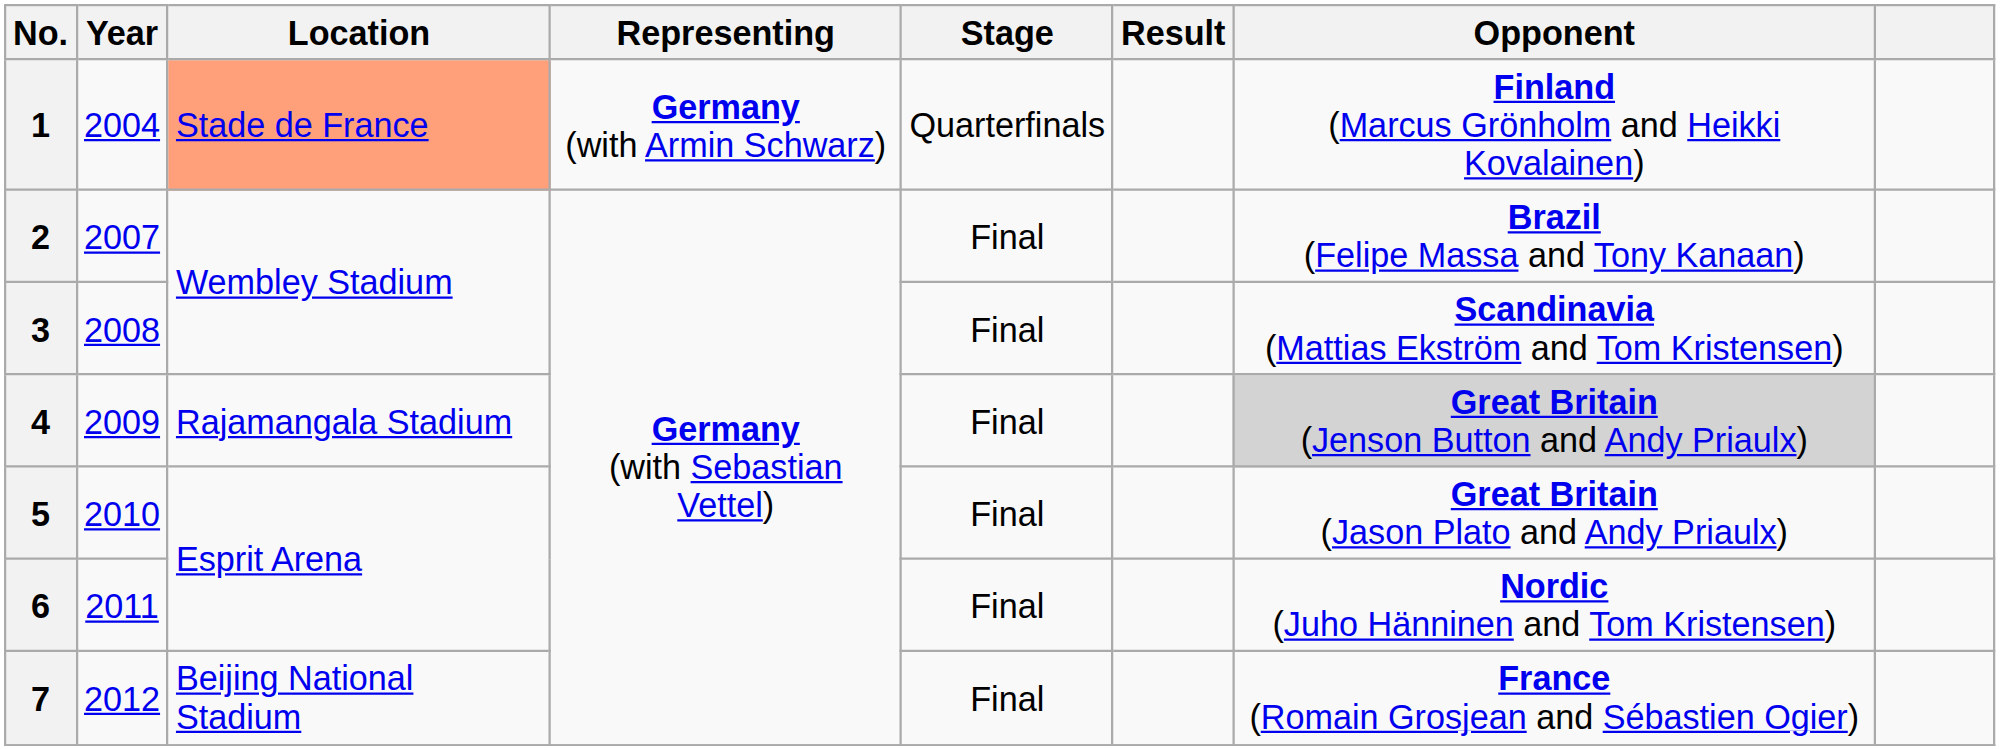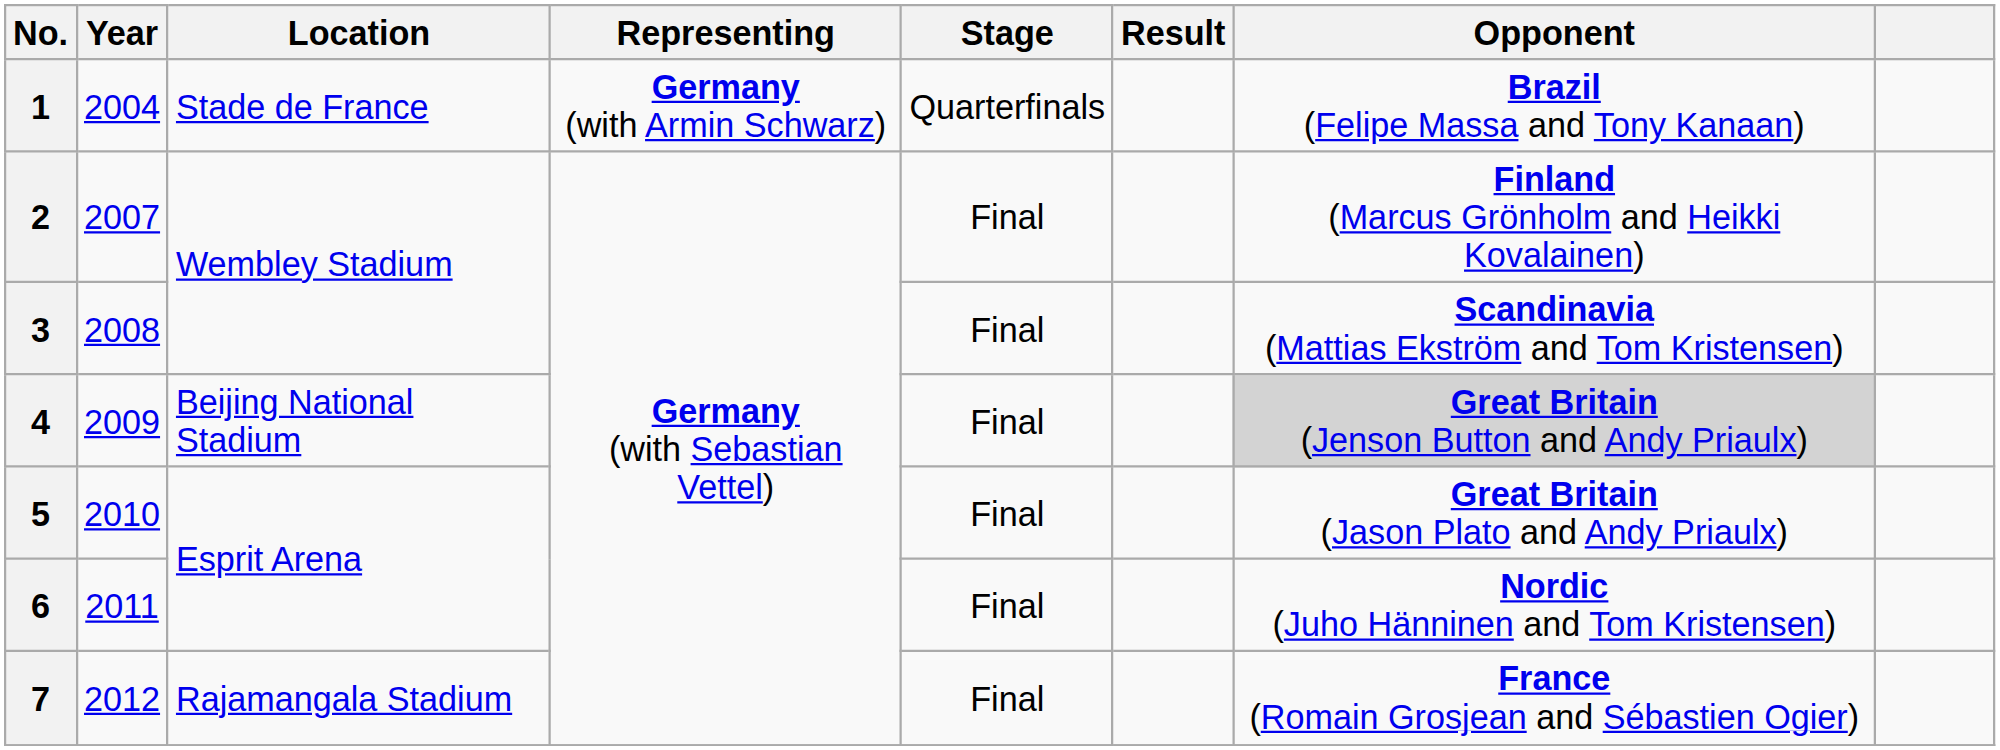(302, 125) lightsalmon background -> (302, 106) no background
(1554, 125) Finland (Marcus Grönholm and Heikki Kovalainen) -> (1554, 106) Brazil (Felipe Massa and Tony Kanaan)
(1554, 236) Brazil (Felipe Massa and Tony Kanaan) -> (1554, 217) Finland (Marcus Grönholm and Heikki Kovalainen)
(344, 421) Rajamangala Stadium -> (295, 421) Beijing National Stadium
(295, 698) Beijing National Stadium -> (344, 698) Rajamangala Stadium
